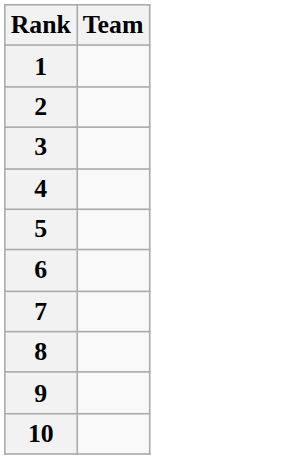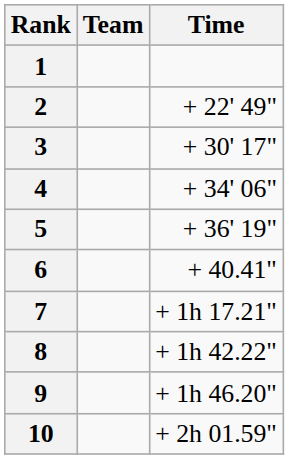+ column: (216, 24)
